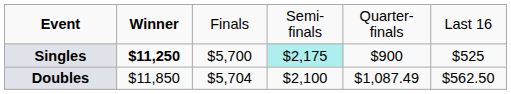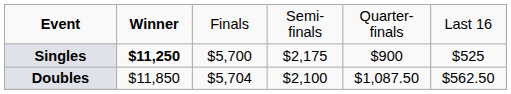(305, 56) paleturquoise background -> (305, 56) no background
(387, 78) $1,087.49 -> (387, 78) $1,087.50
